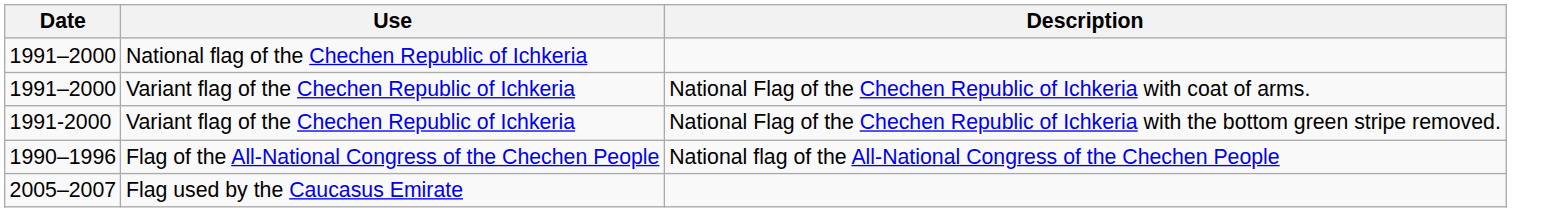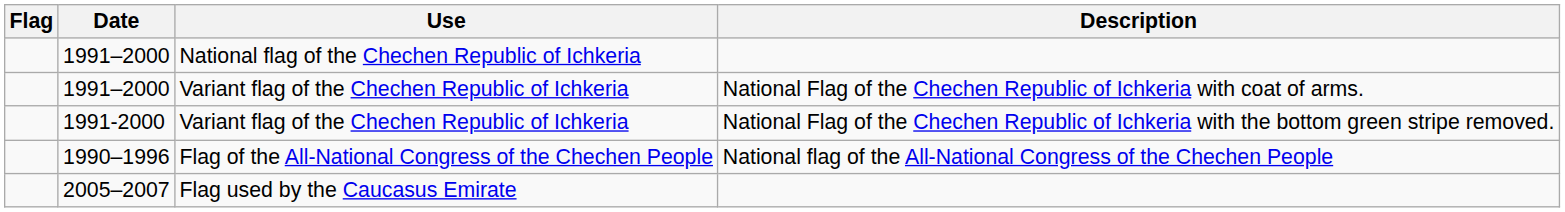+ column: (31, 21)
